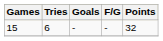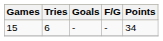(131, 28) 32 -> (131, 28) 34
